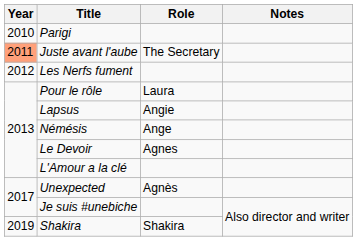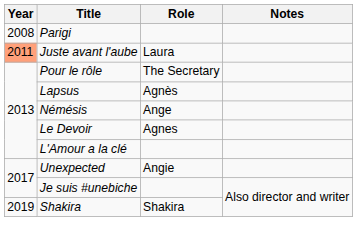(21, 33) 2010 -> (21, 33) 2008
(181, 52) The Secretary -> (159, 52) Laura
- row: (86, 71)
(159, 91) Laura -> (181, 71) The Secretary
(159, 110) Angie -> (160, 91) Agnès
(160, 187) Agnès -> (159, 168) Angie
